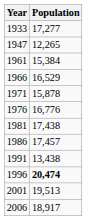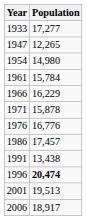+ row: (17, 61)
(46, 61) 15,384 -> (46, 77) 15,784
(46, 77) 16,529 -> (46, 93) 16,229
- row: (17, 126)
